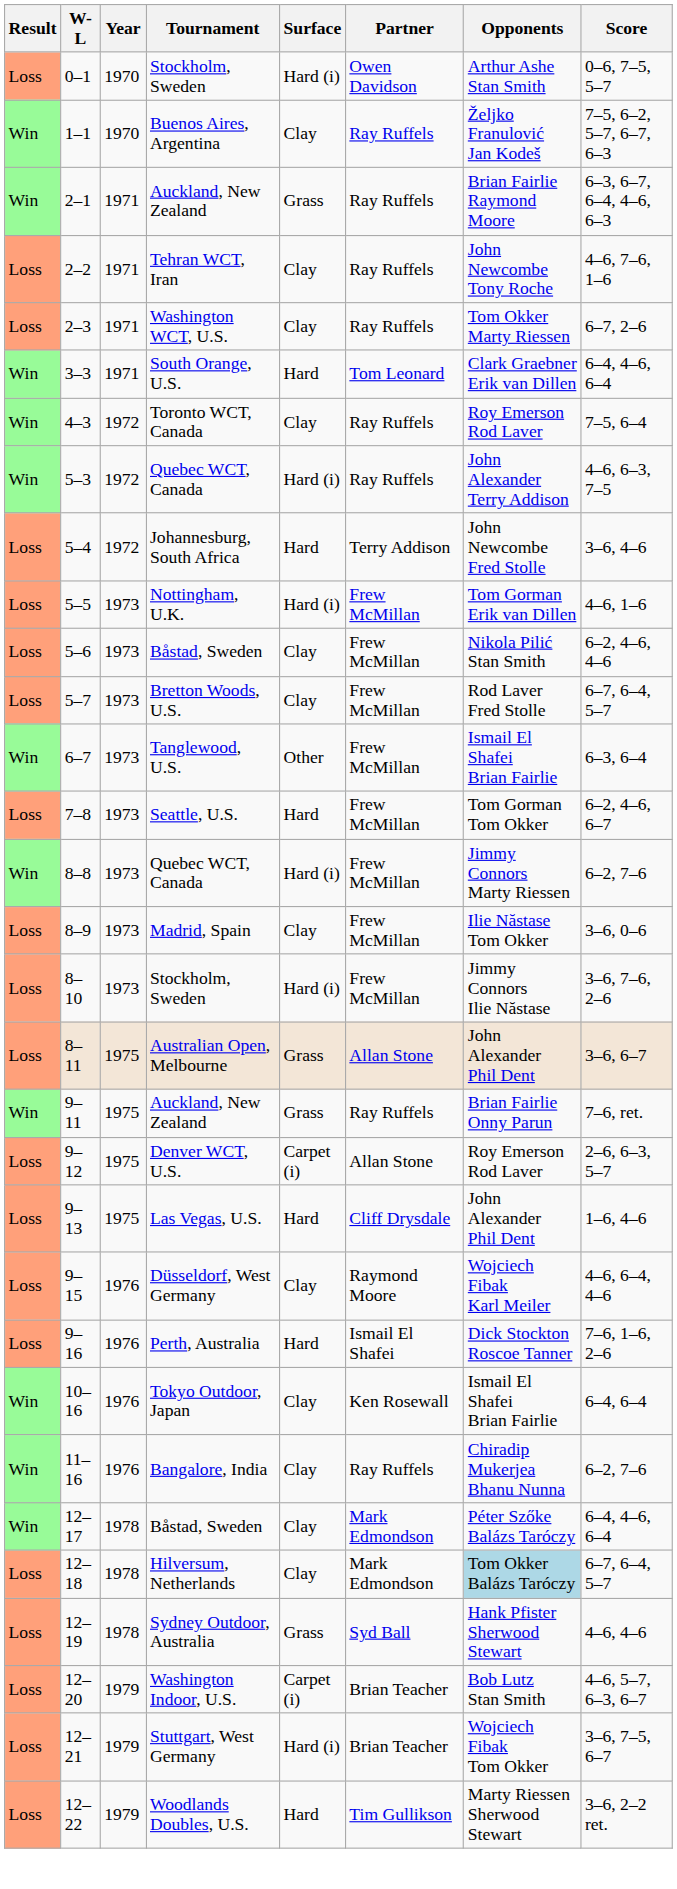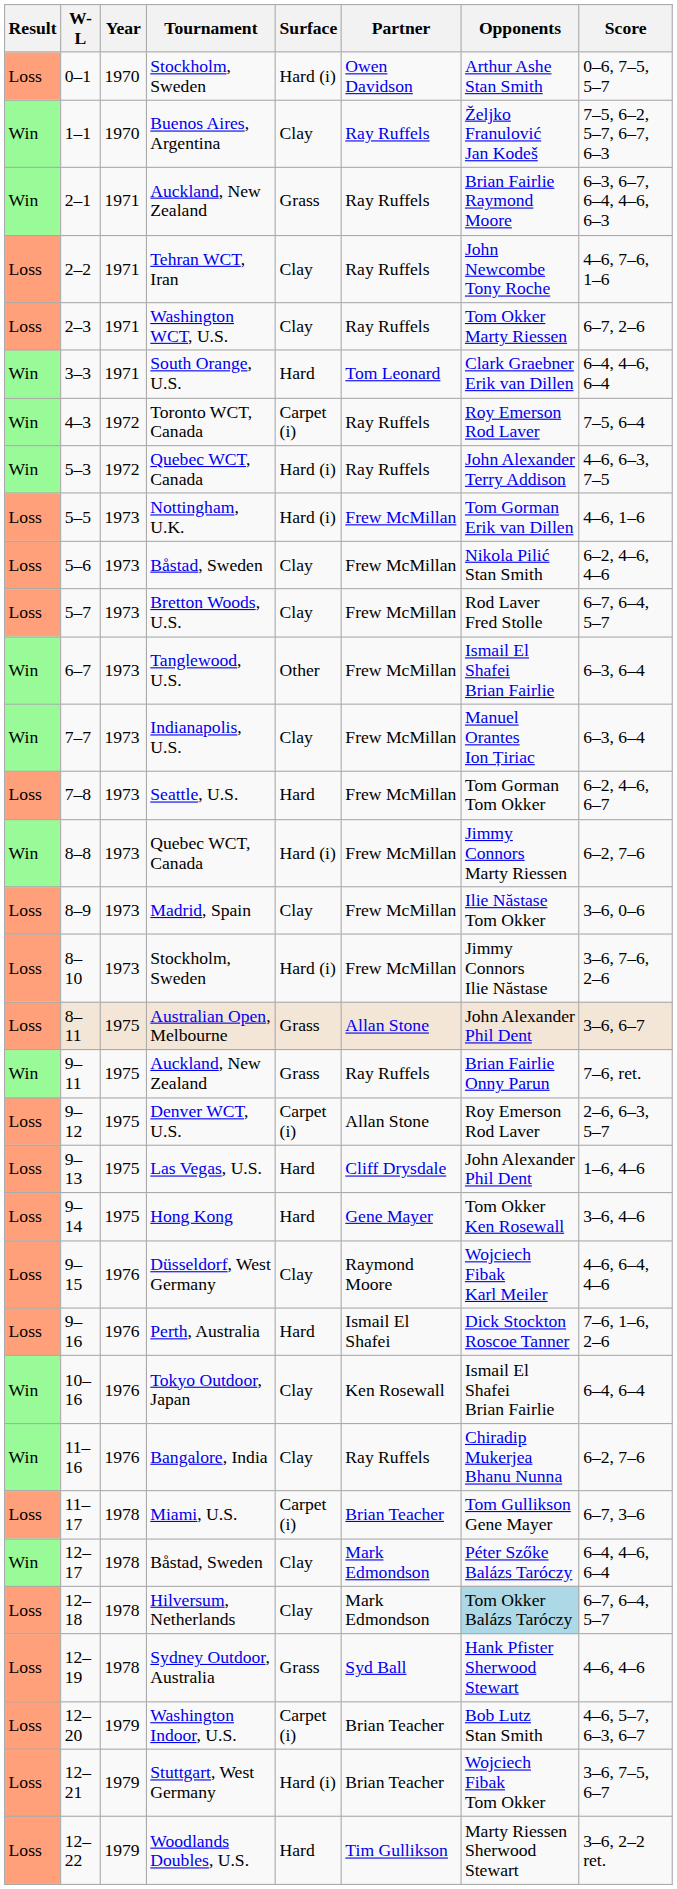(300, 421) Clay -> (303, 421) Carpet (i)
- row: (78, 546)
+ row: (78, 737)
+ row: (73, 1216)
+ row: (78, 1514)
